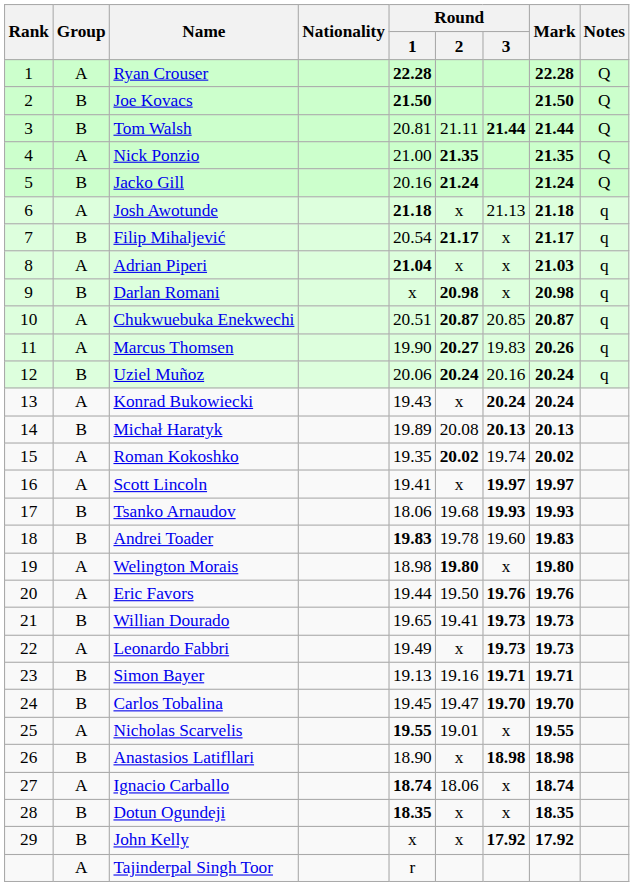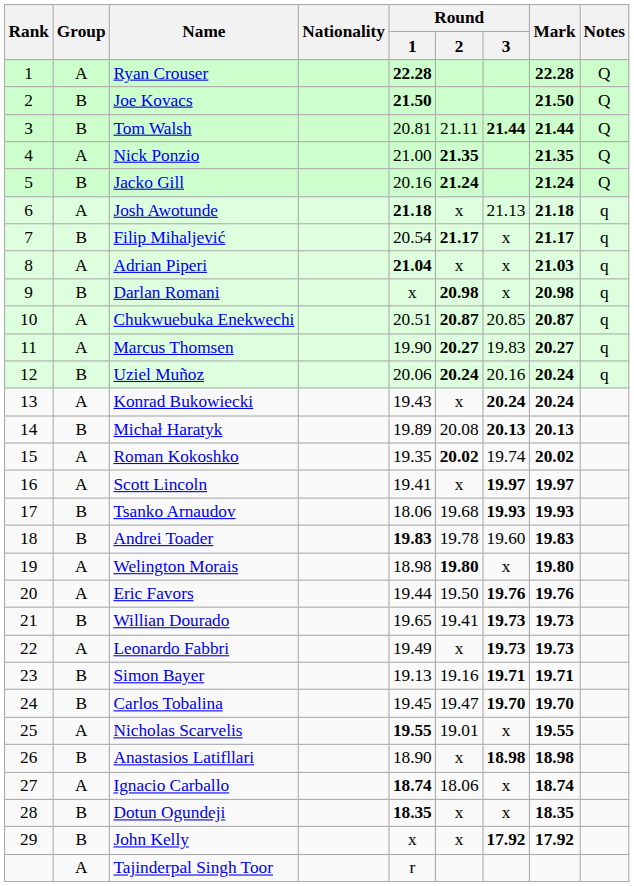(555, 347) 20.26 -> (555, 347) 20.27
